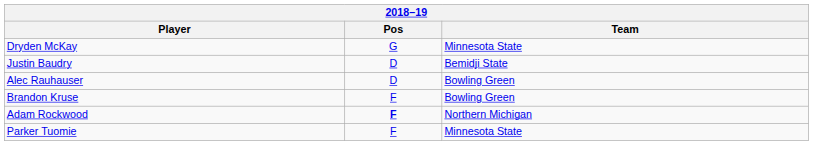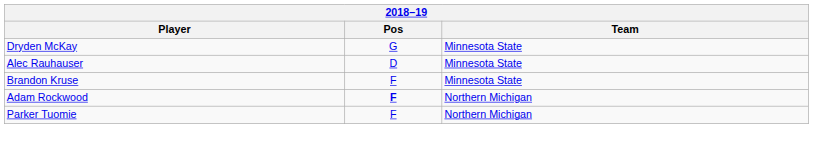- row: (39, 64)
(480, 81) Bowling Green -> (483, 64) Minnesota State
(480, 98) Bowling Green -> (483, 81) Minnesota State
(483, 132) Minnesota State -> (488, 115) Northern Michigan
